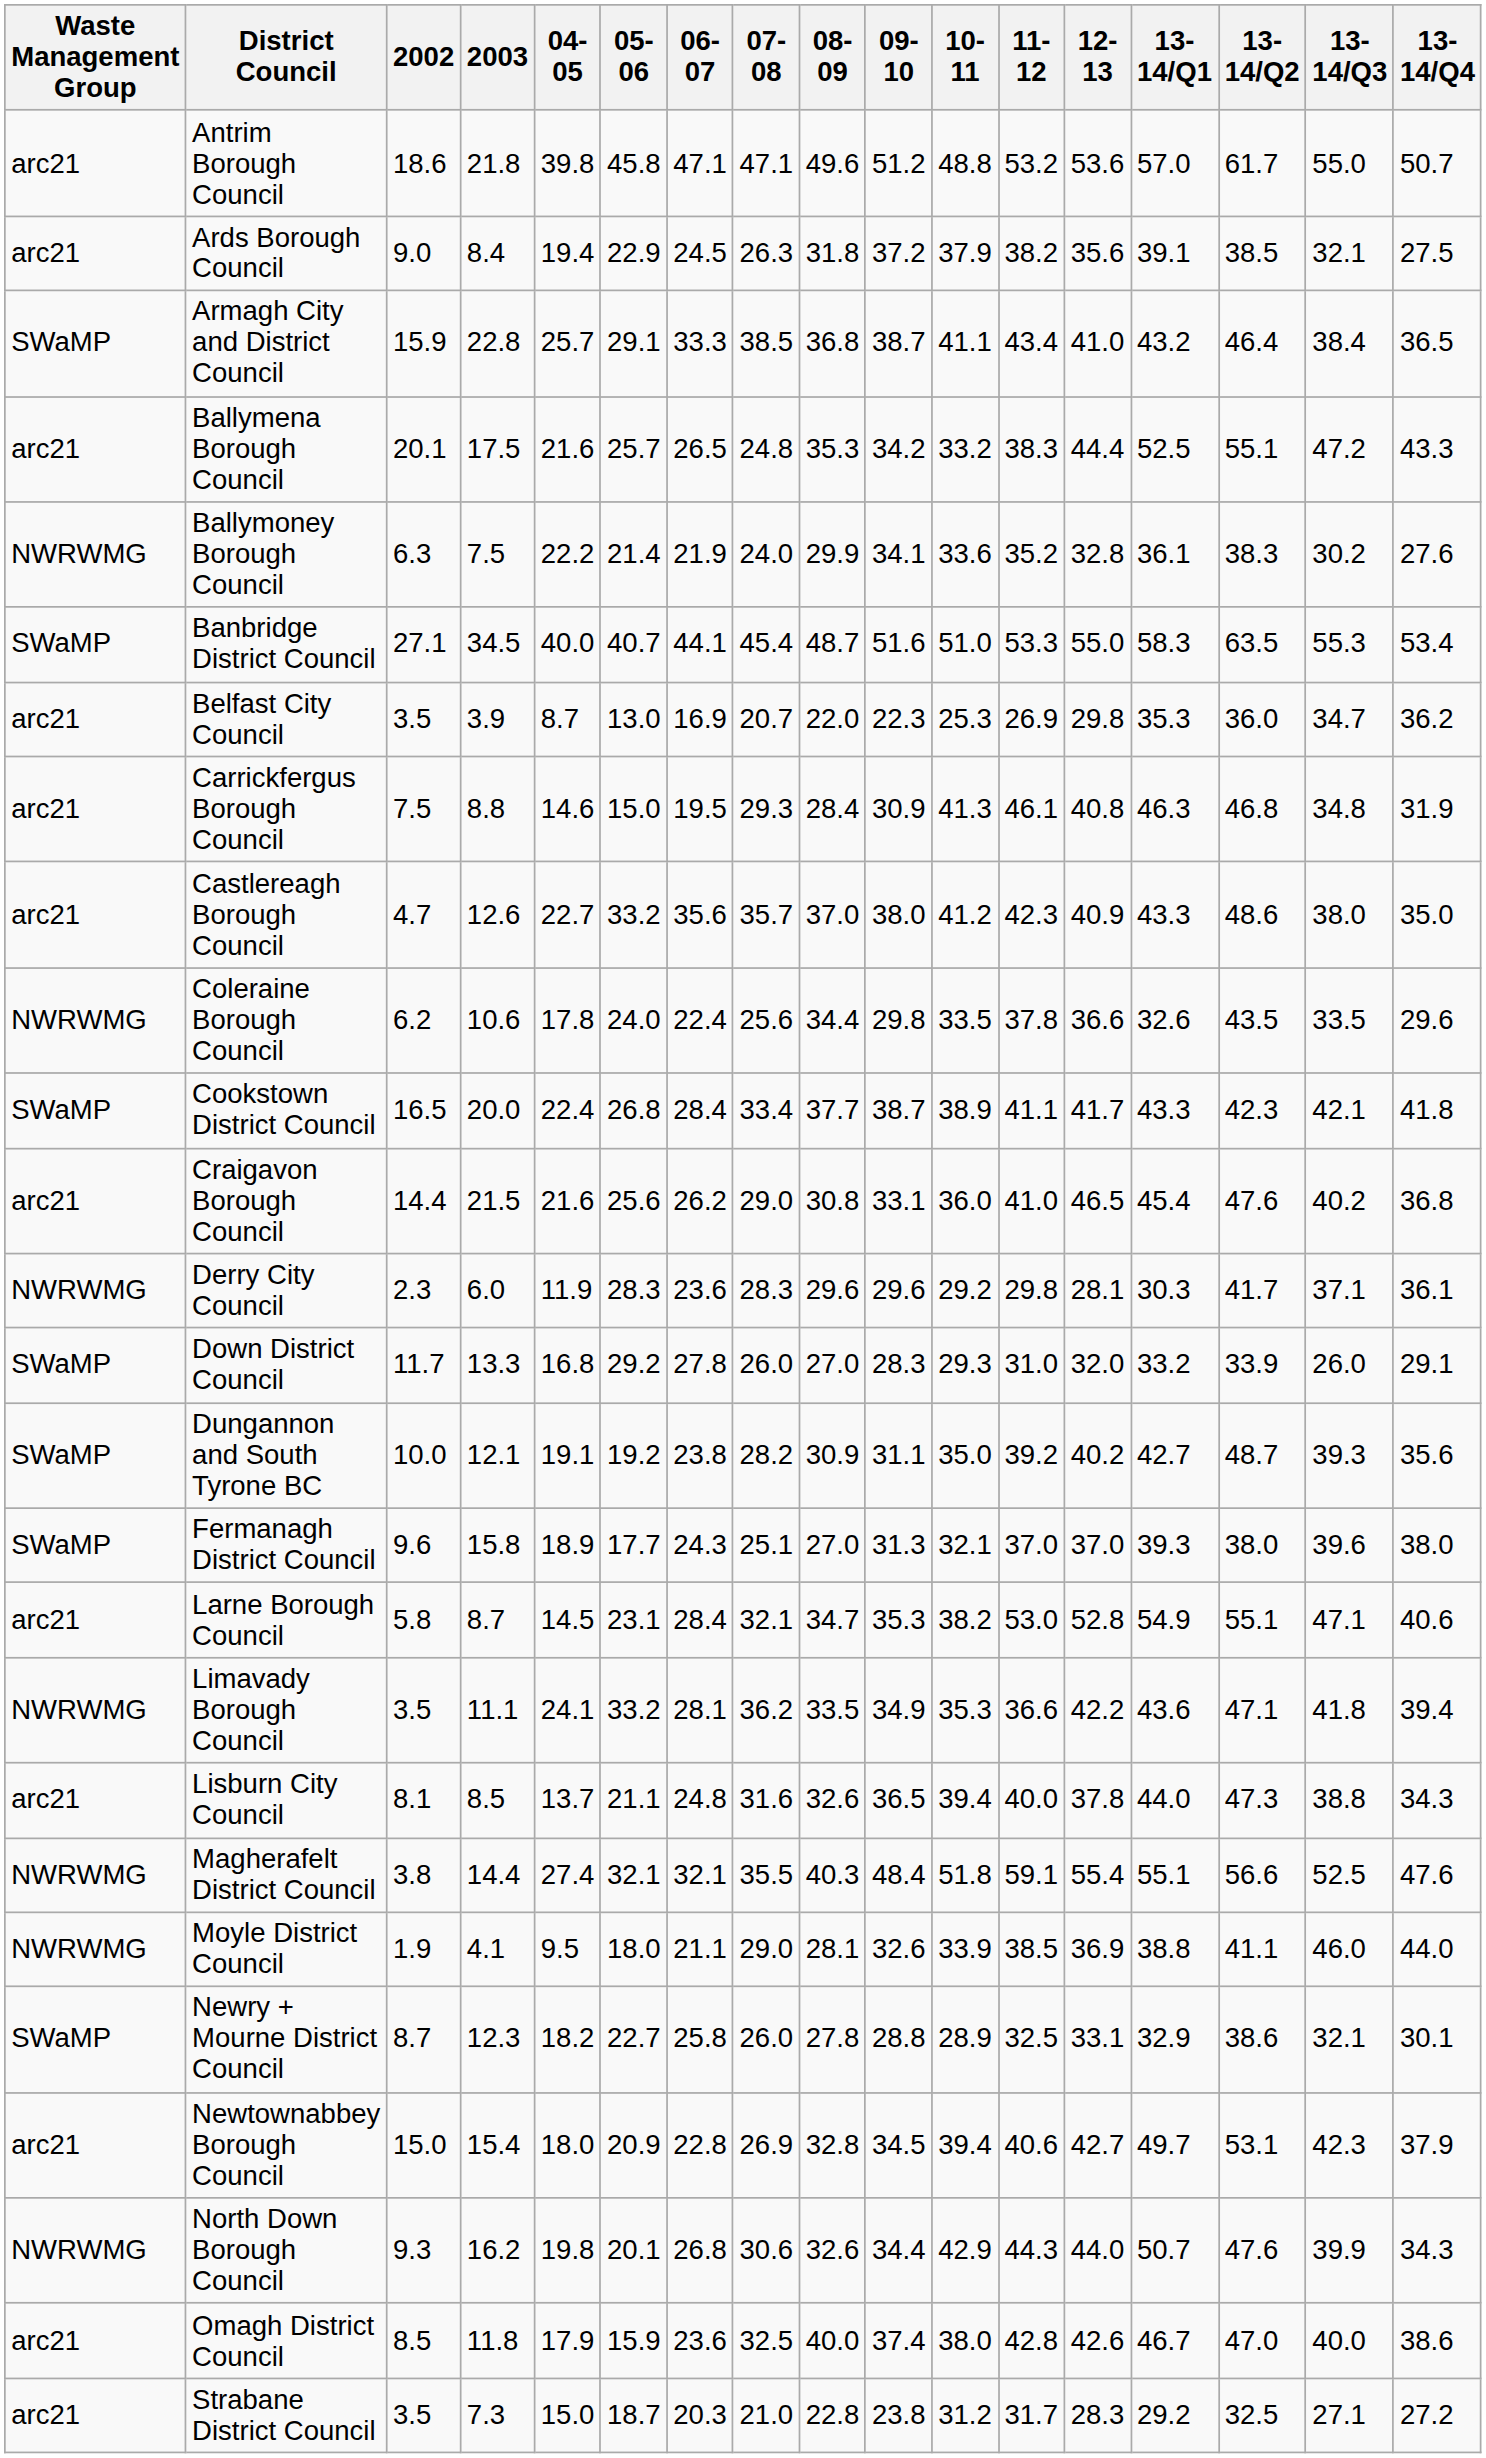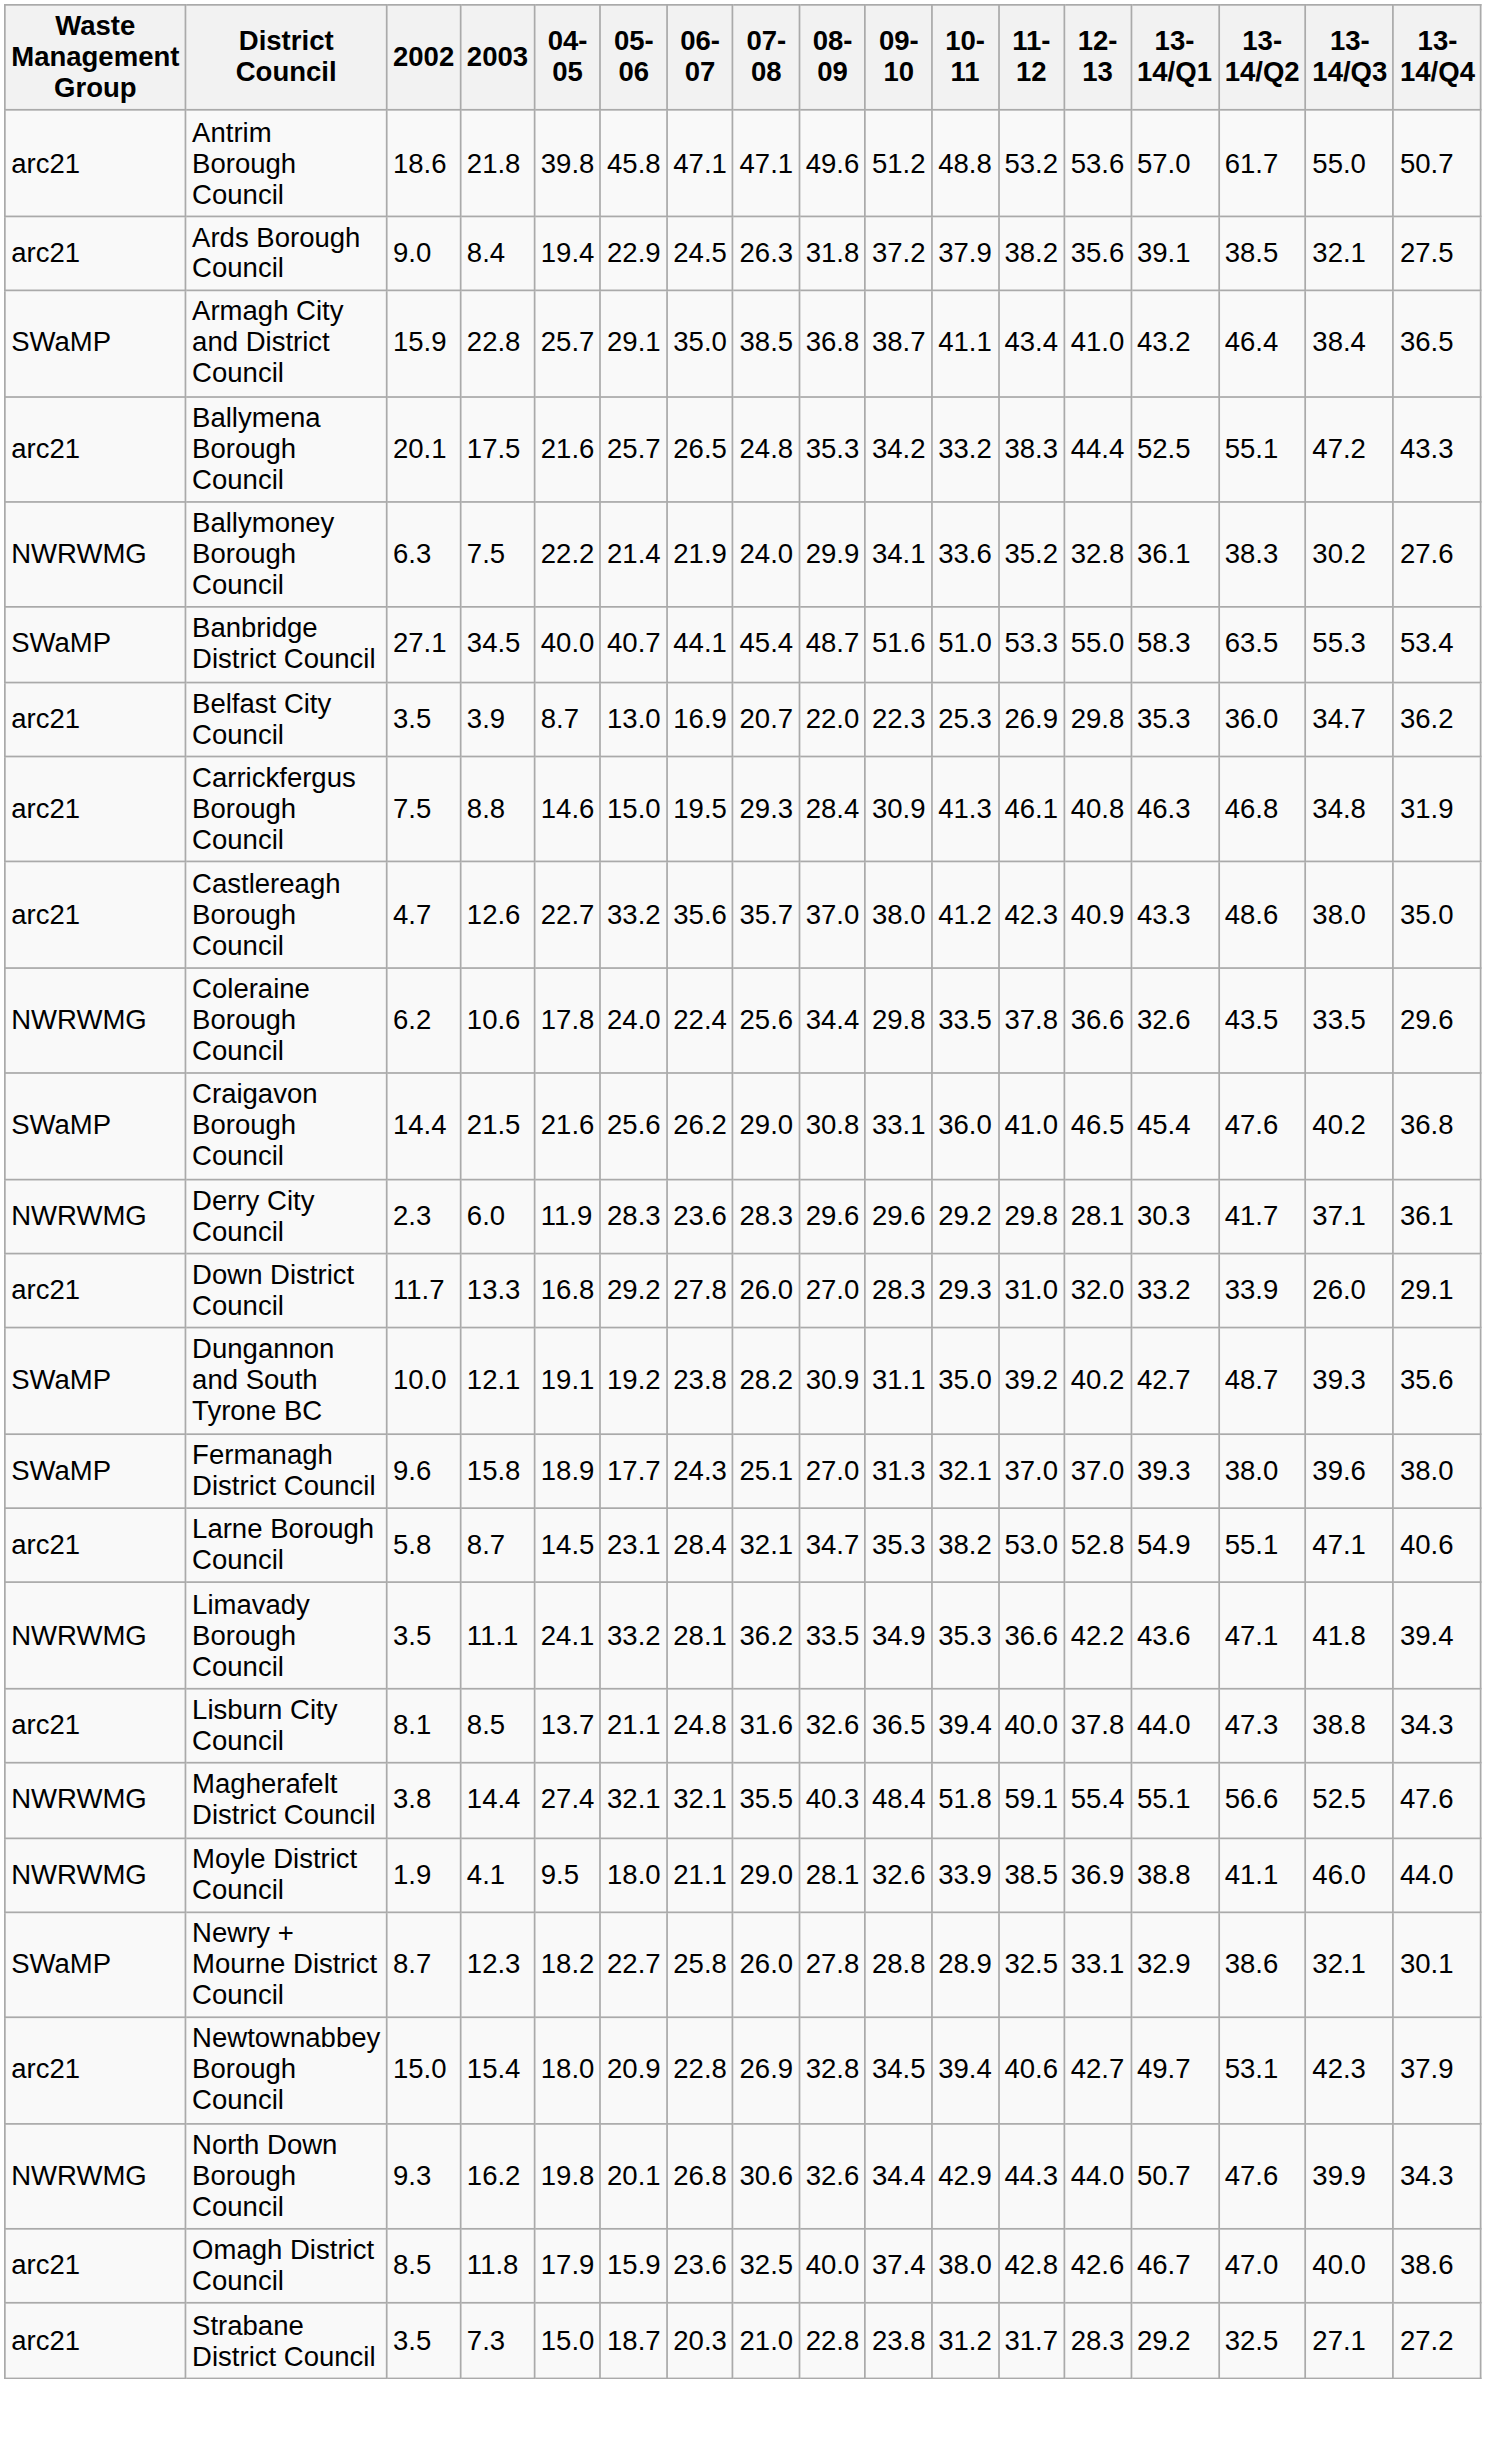(700, 343) 33.3 -> (700, 343) 35.0
- row: (284, 1110)
(46, 1200) arc21 -> (61, 1125) SWaMP
(61, 1364) SWaMP -> (46, 1290) arc21
